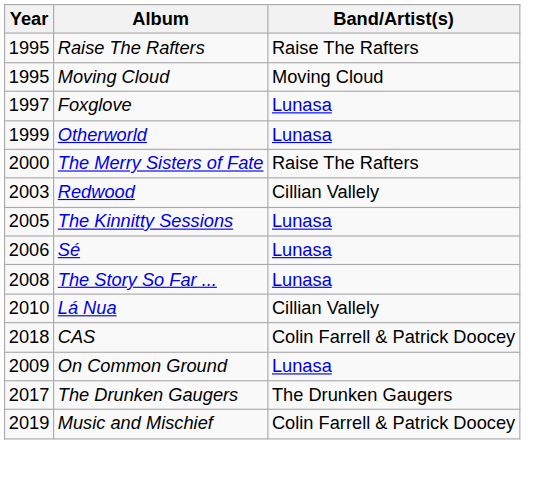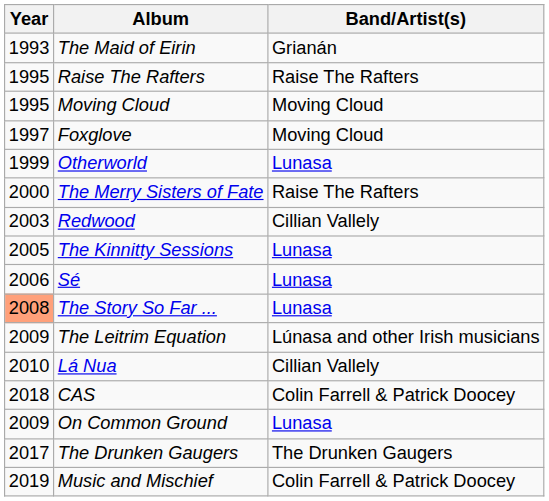+ row: (127, 47)
(302, 105) Lunasa -> (328, 134) Moving Cloud
(29, 279) no background -> (29, 308) lightsalmon background
+ row: (142, 337)
